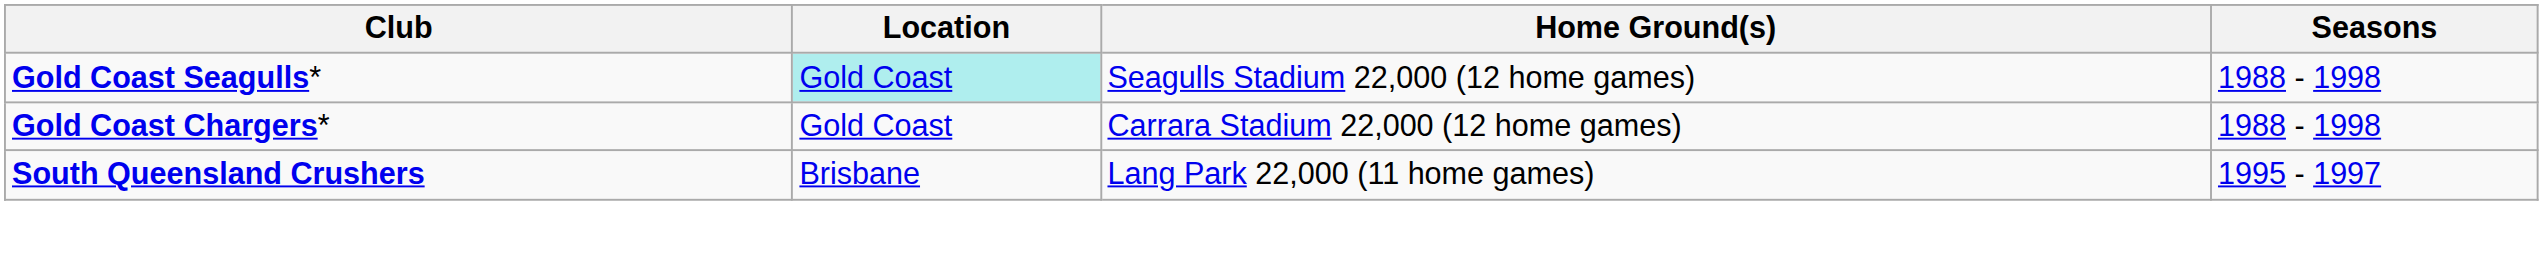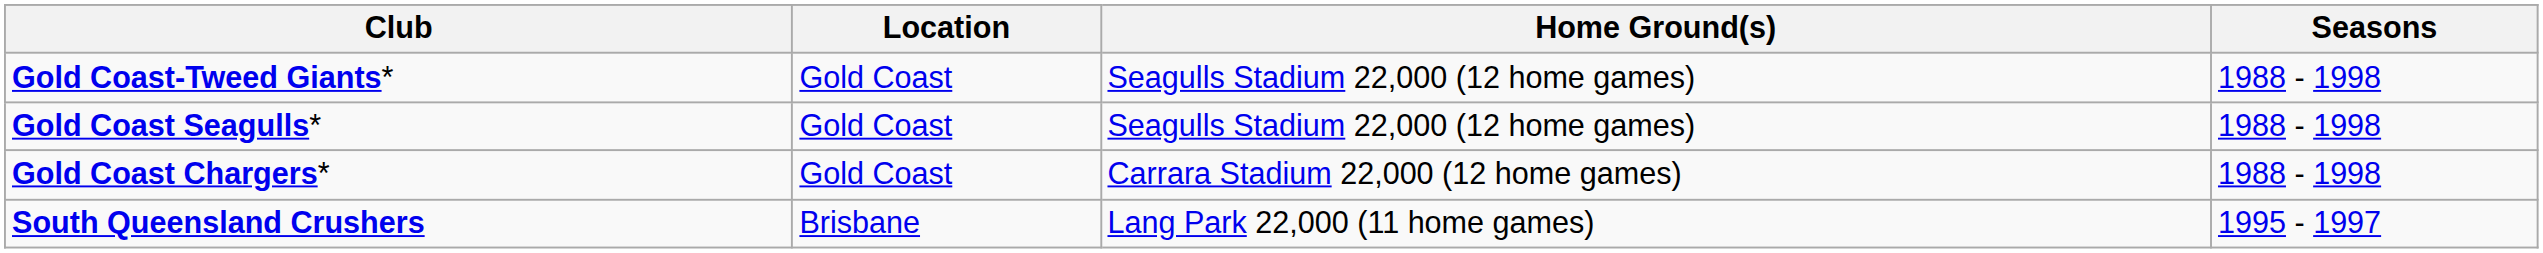+ row: (203, 77)
(876, 77) paleturquoise background -> (876, 125) no background
